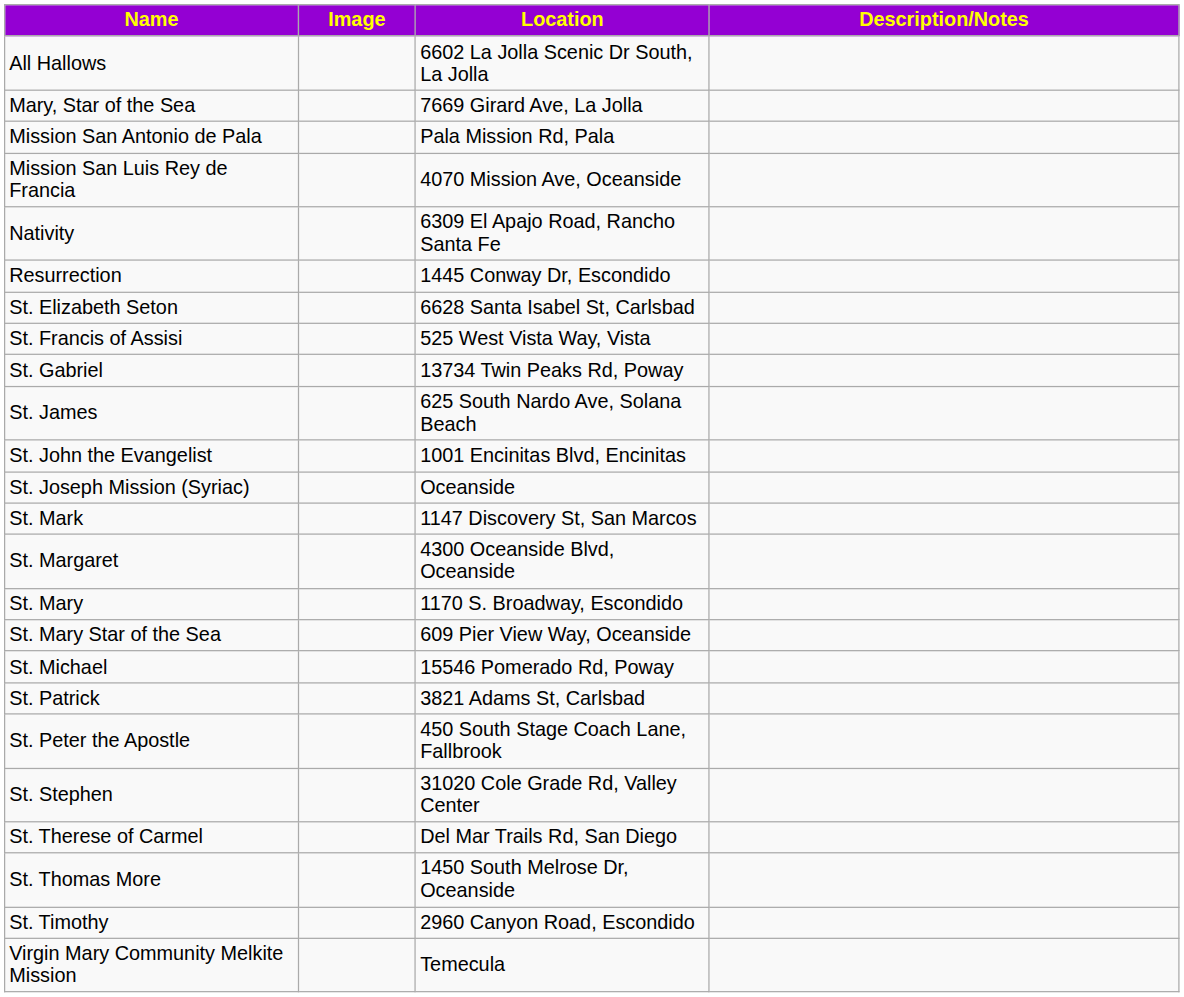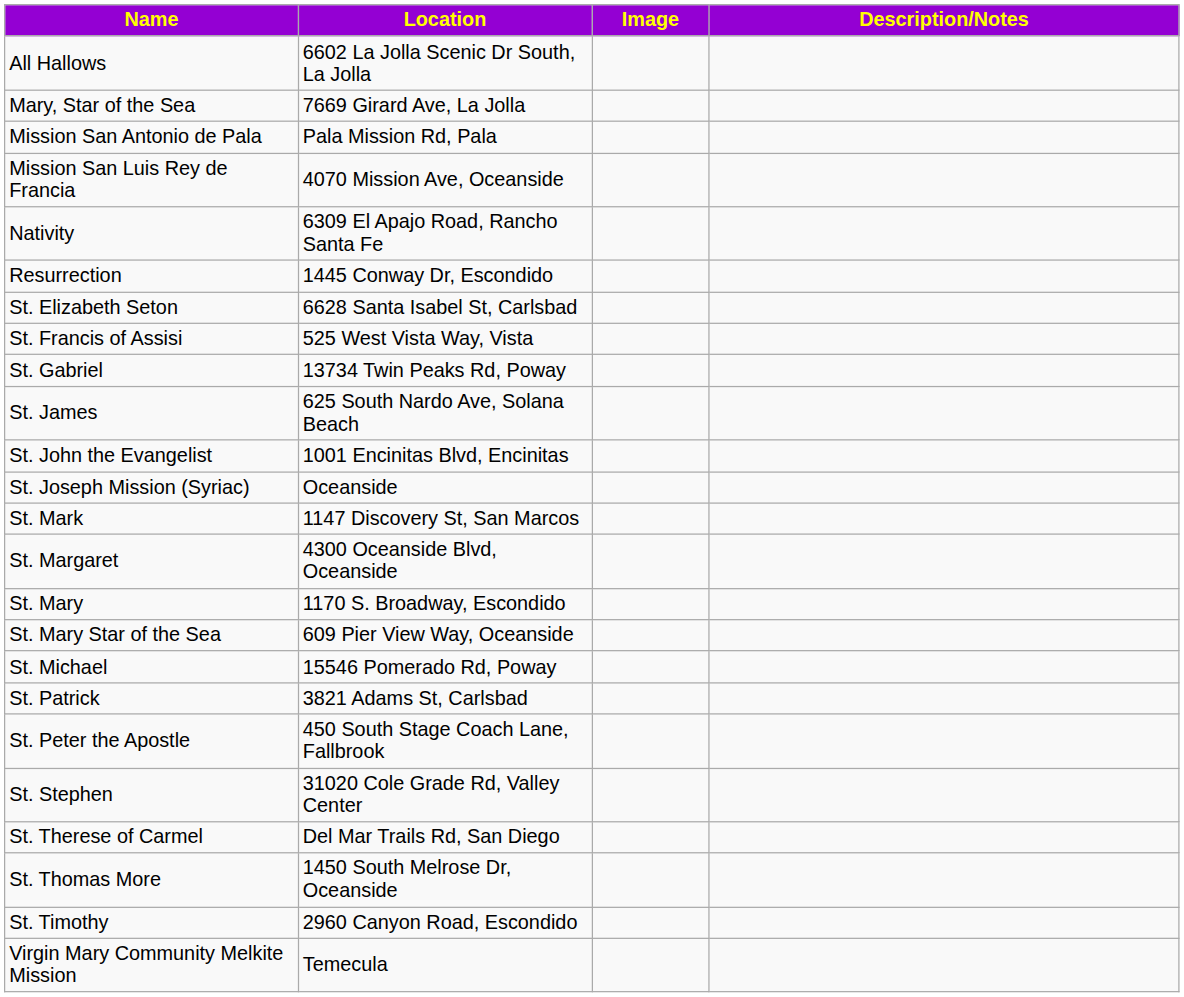columns swapped: (357, 20) <-> (562, 20)
